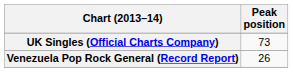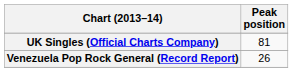(264, 42) 73 -> (264, 42) 81
